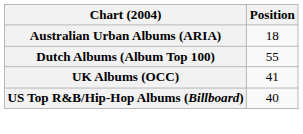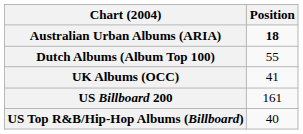(272, 35) normal -> (272, 35) bold
+ row: (126, 98)
